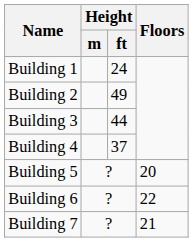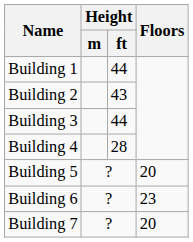(119, 69) 24 -> (119, 69) 44
(119, 95) 49 -> (119, 95) 43
(119, 146) 37 -> (119, 146) 28
(148, 198) 22 -> (148, 198) 23
(148, 224) 21 -> (148, 224) 20
